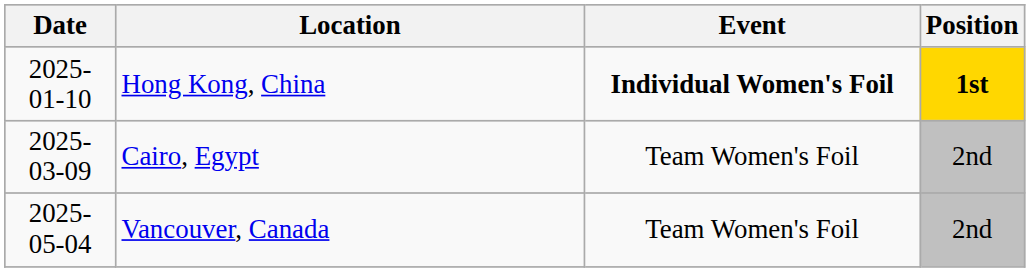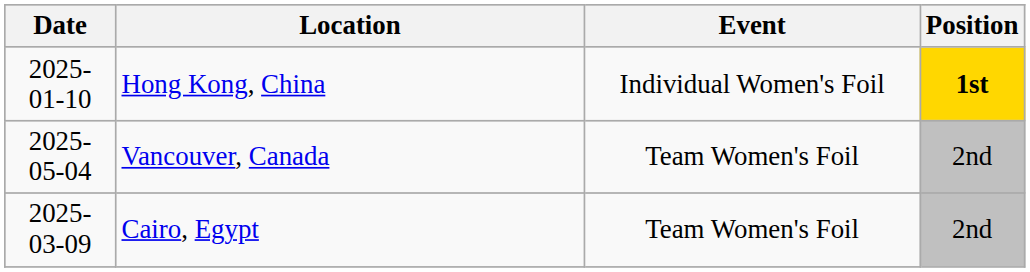(752, 83) bold -> (752, 83) normal
rows swapped: (190, 156) <-> (225, 229)
